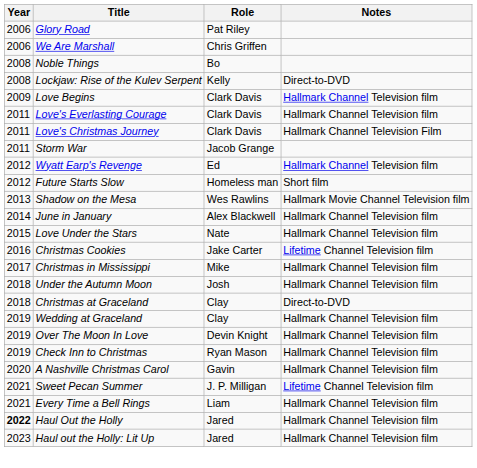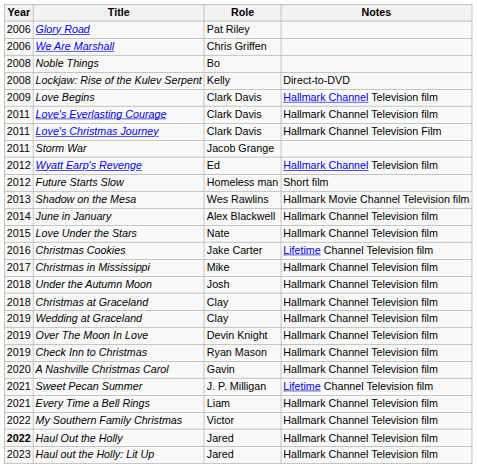(317, 302) Direct-to-DVD -> (361, 302) Hallmark Channel Television film
+ row: (109, 421)
